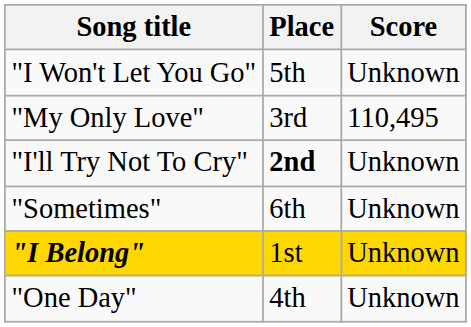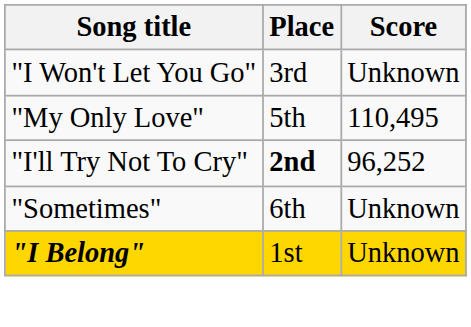(288, 72) 5th -> (288, 72) 3rd
(288, 117) 3rd -> (288, 117) 5th
(403, 162) Unknown -> (386, 162) 96,252
- row: (74, 298)
